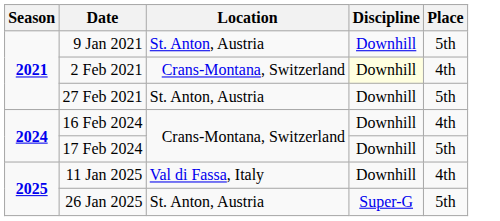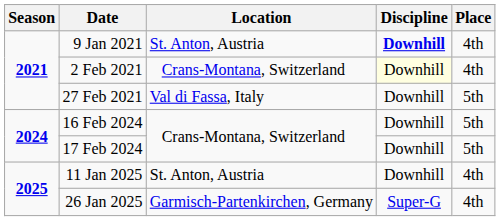(386, 44) normal -> (414, 44) bold
(445, 44) 5th -> (473, 44) 4th
(207, 96) St. Anton, Austria -> (207, 96) Val di Fassa, Italy
(445, 123) 4th -> (473, 123) 5th
(207, 175) Val di Fassa, Italy -> (207, 175) St. Anton, Austria
(207, 202) St. Anton, Austria -> (261, 202) Garmisch-Partenkirchen, Germany
(445, 202) 5th -> (473, 202) 4th
